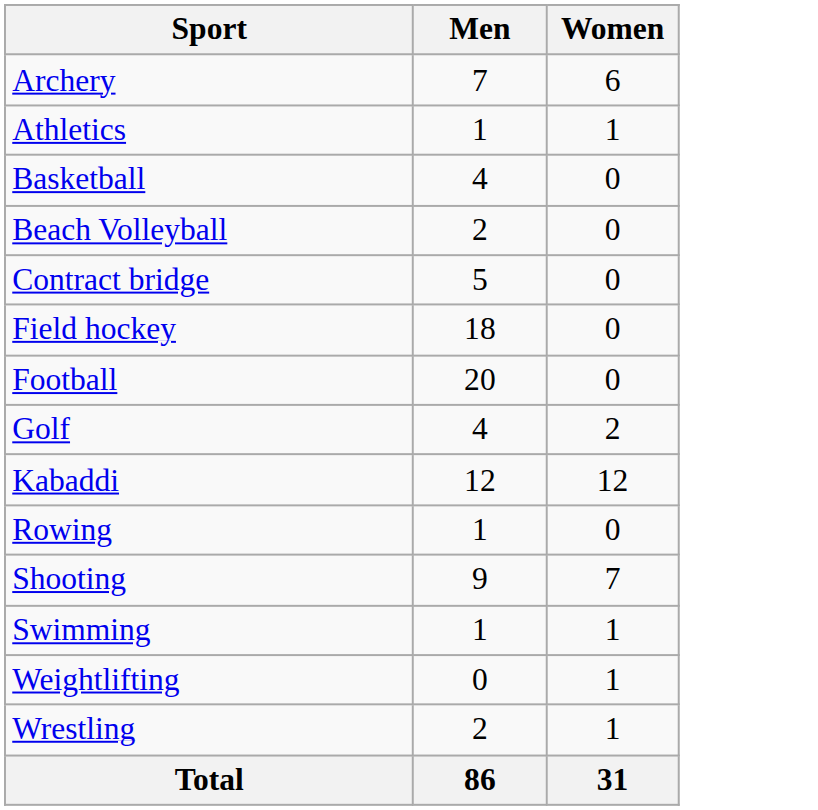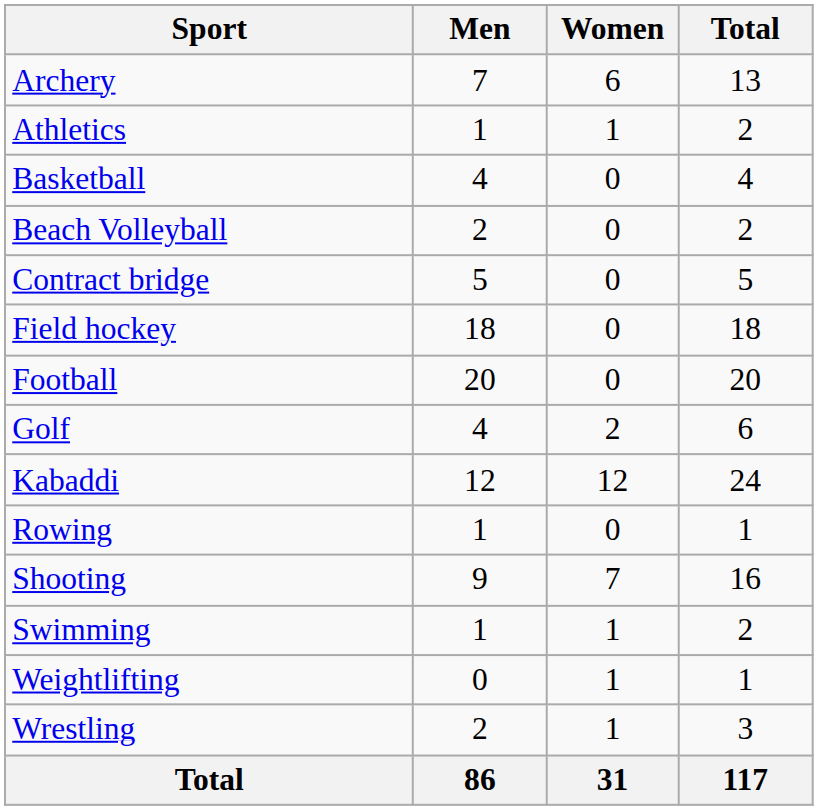+ column: (745, 29)
